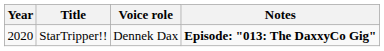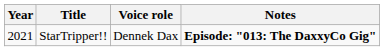(20, 35) 2020 -> (20, 35) 2021
